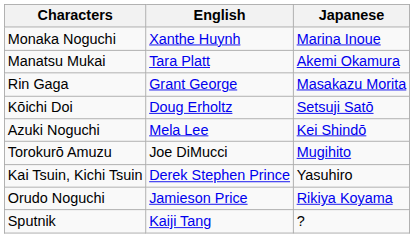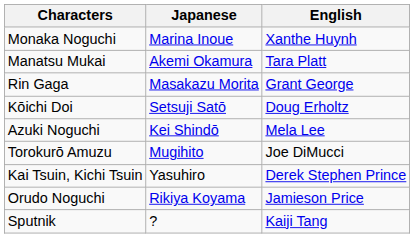columns swapped: (351, 15) <-> (220, 15)
